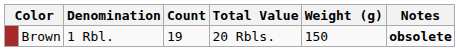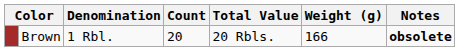(175, 36) 19 -> (175, 36) 20
(316, 36) 150 -> (316, 36) 166
